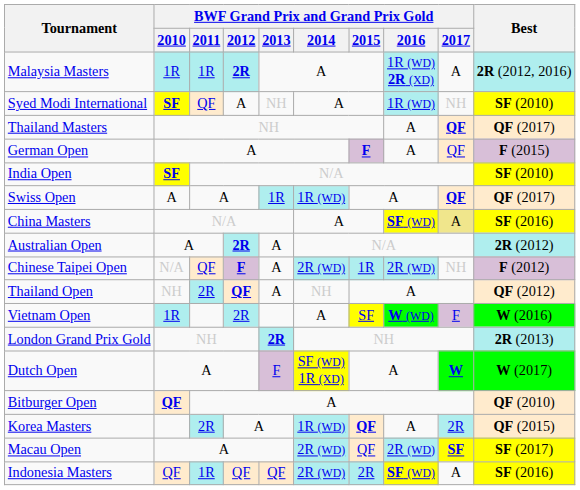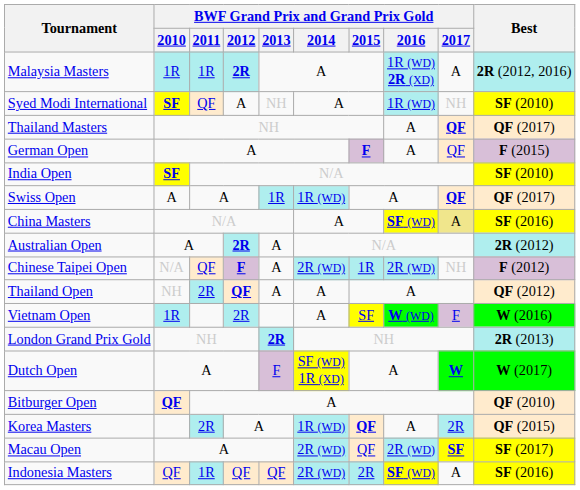(321, 292) NH -> (321, 292) A
